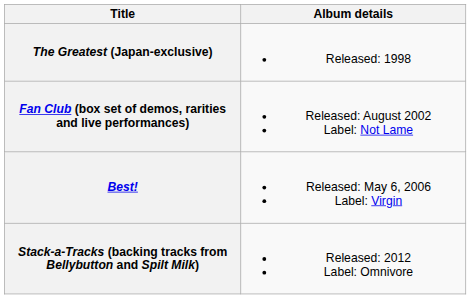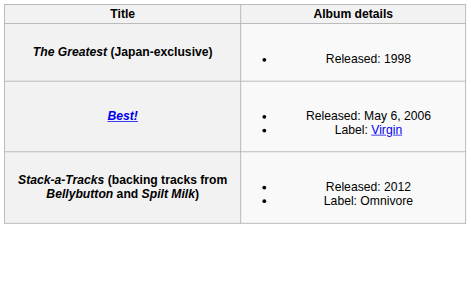- row: (123, 116)
